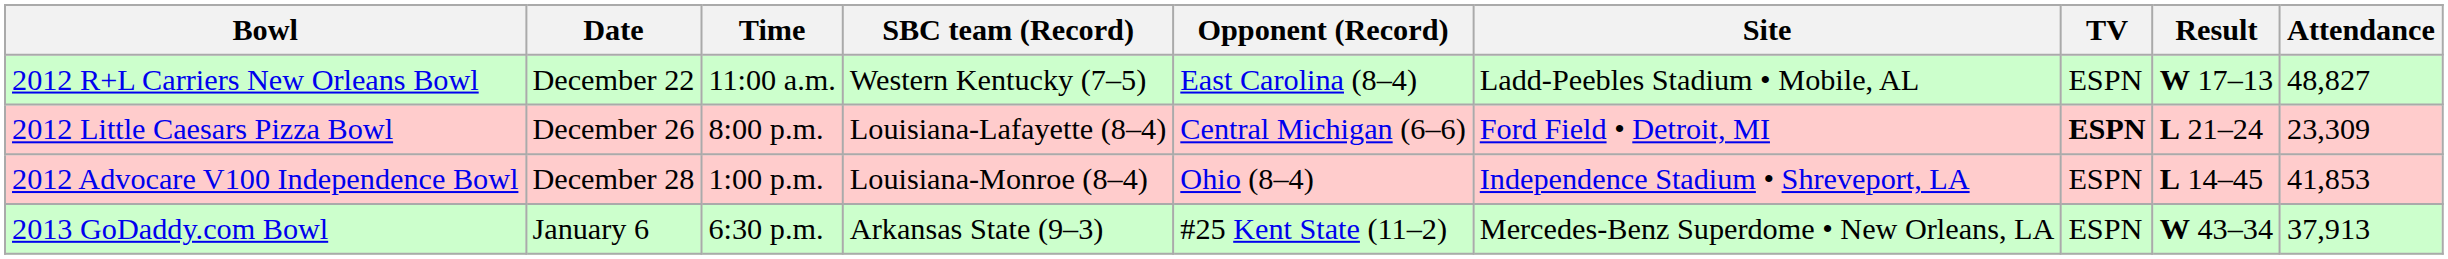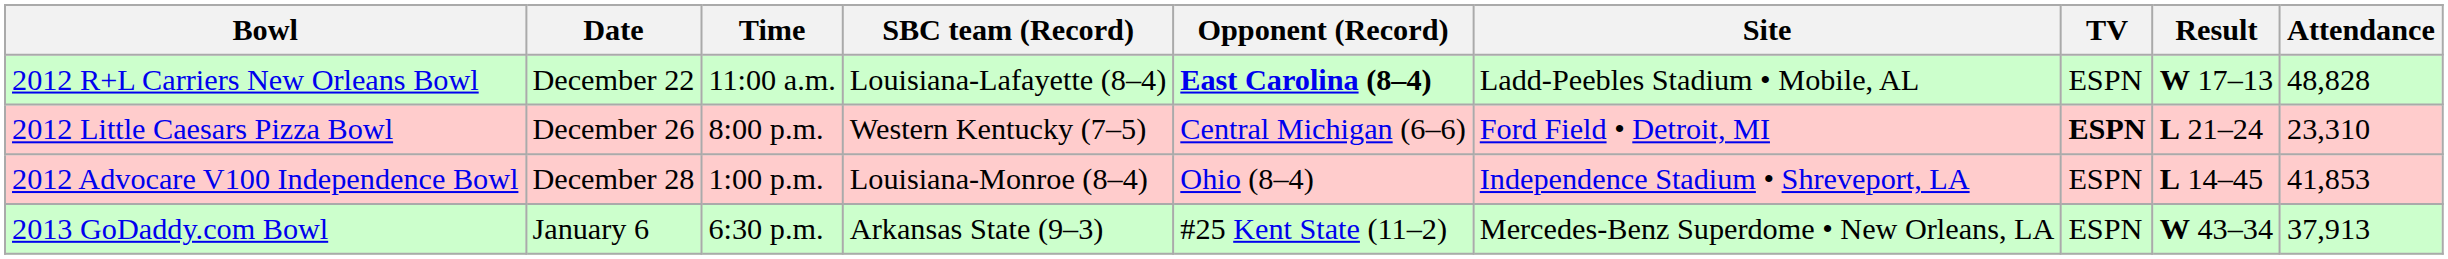(998, 79) Western Kentucky (7–5) -> (1008, 79) Louisiana-Lafayette (8–4)
(1299, 79) normal -> (1306, 79) bold
(2329, 79) 48,827 -> (2329, 79) 48,828
(1008, 129) Louisiana-Lafayette (8–4) -> (998, 129) Western Kentucky (7–5)
(2329, 129) 23,309 -> (2329, 129) 23,310
